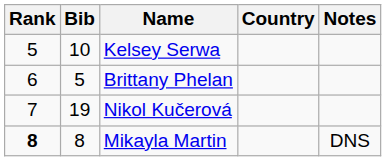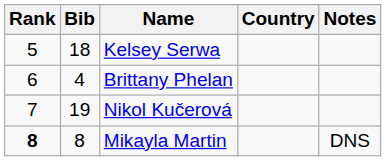(80, 49) 10 -> (80, 49) 18
(80, 79) 5 -> (80, 79) 4
